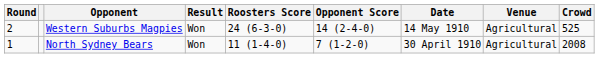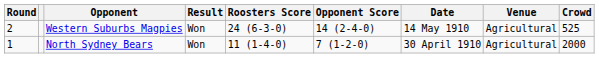(574, 45) 2008 -> (574, 45) 2000
